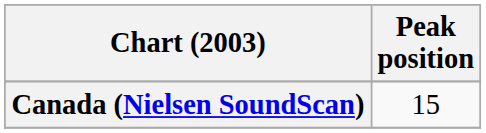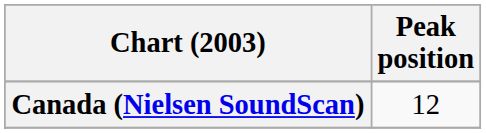(426, 104) 15 -> (426, 104) 12
